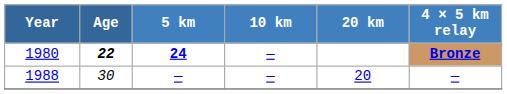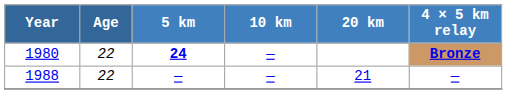(106, 55) bold -> (106, 55) normal
(106, 78) 30 -> (106, 78) 22
(363, 78) 20 -> (363, 78) 21
